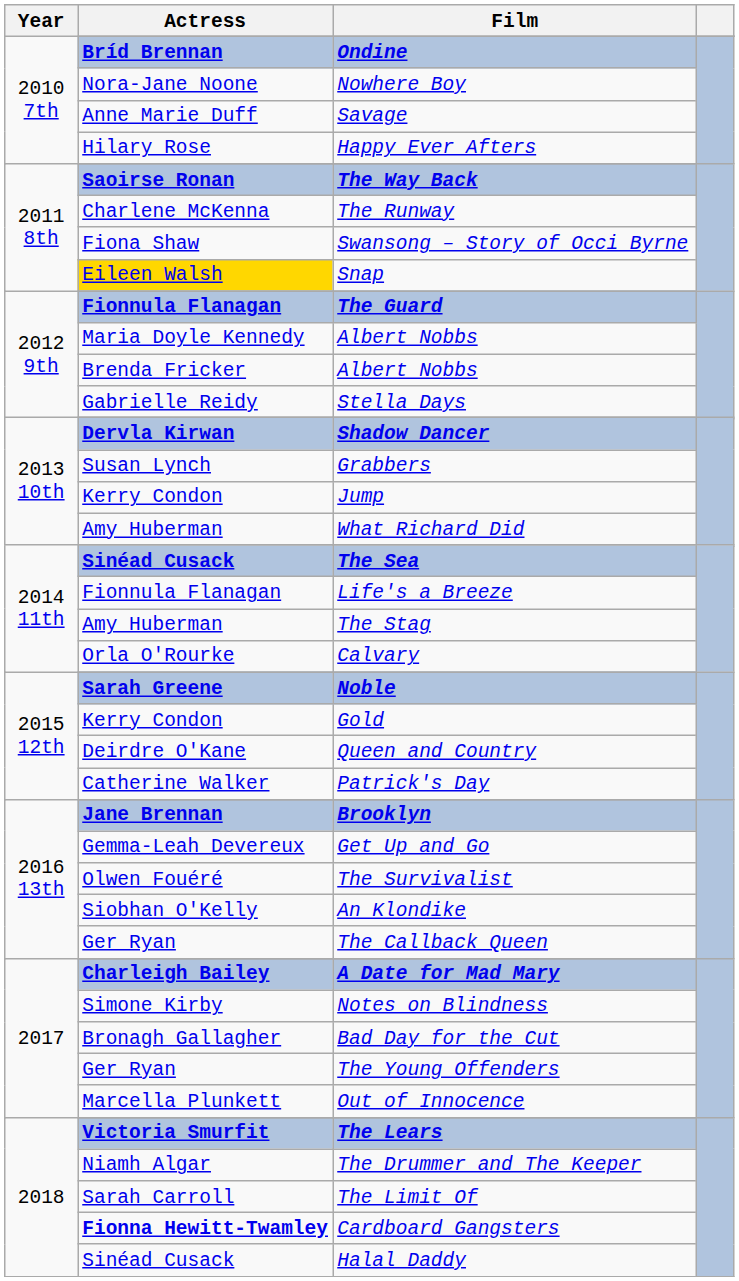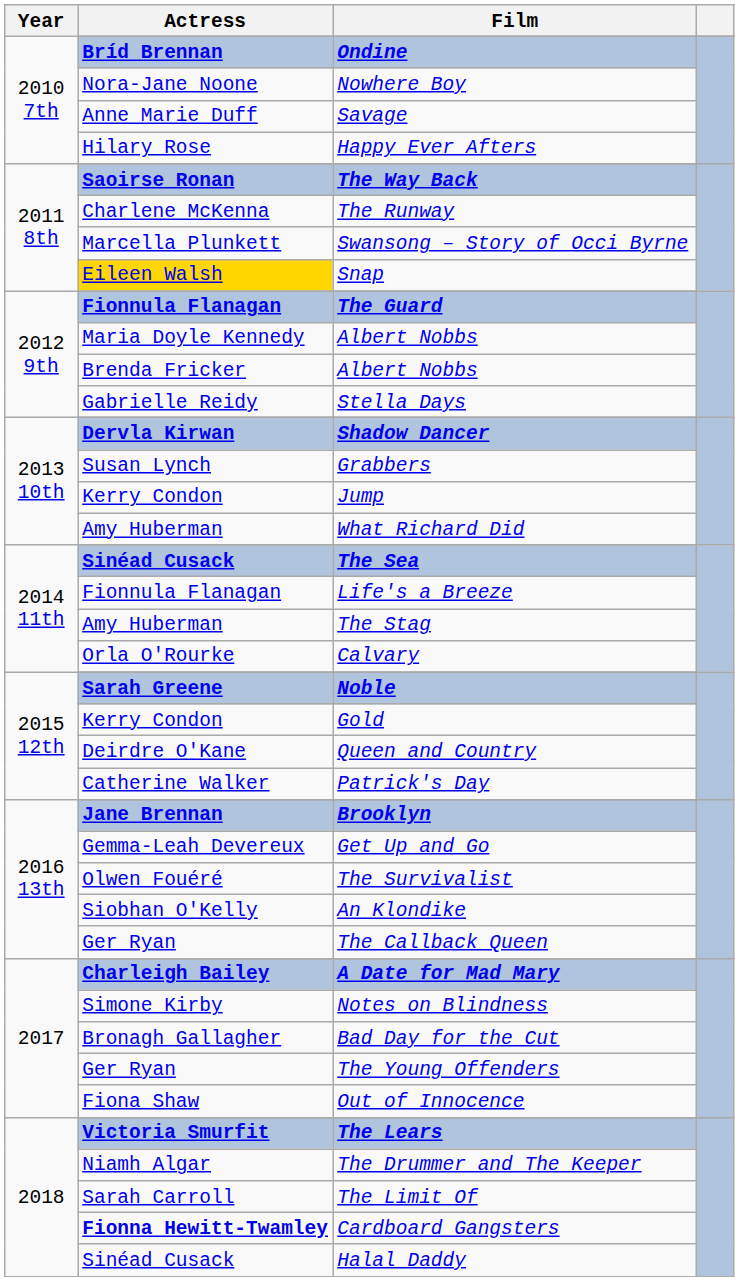(141, 243) Fiona Shaw -> (182, 243) Marcella Plunkett
(182, 1101) Marcella Plunkett -> (141, 1101) Fiona Shaw
